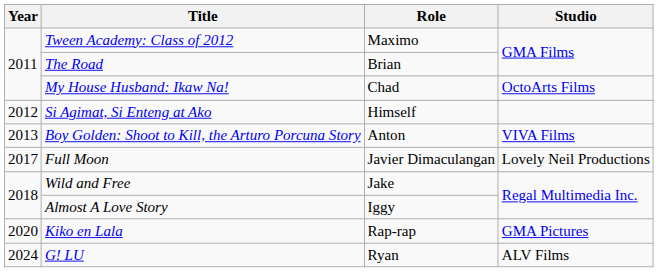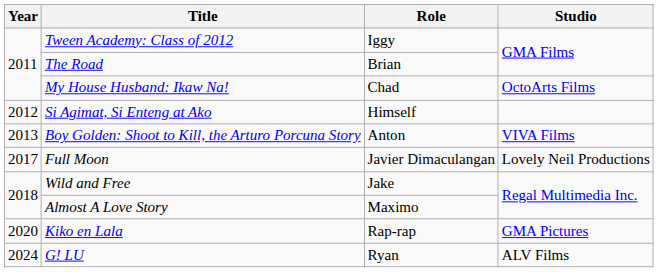(393, 40) Maximo -> (381, 40) Iggy
(381, 207) Iggy -> (393, 207) Maximo
